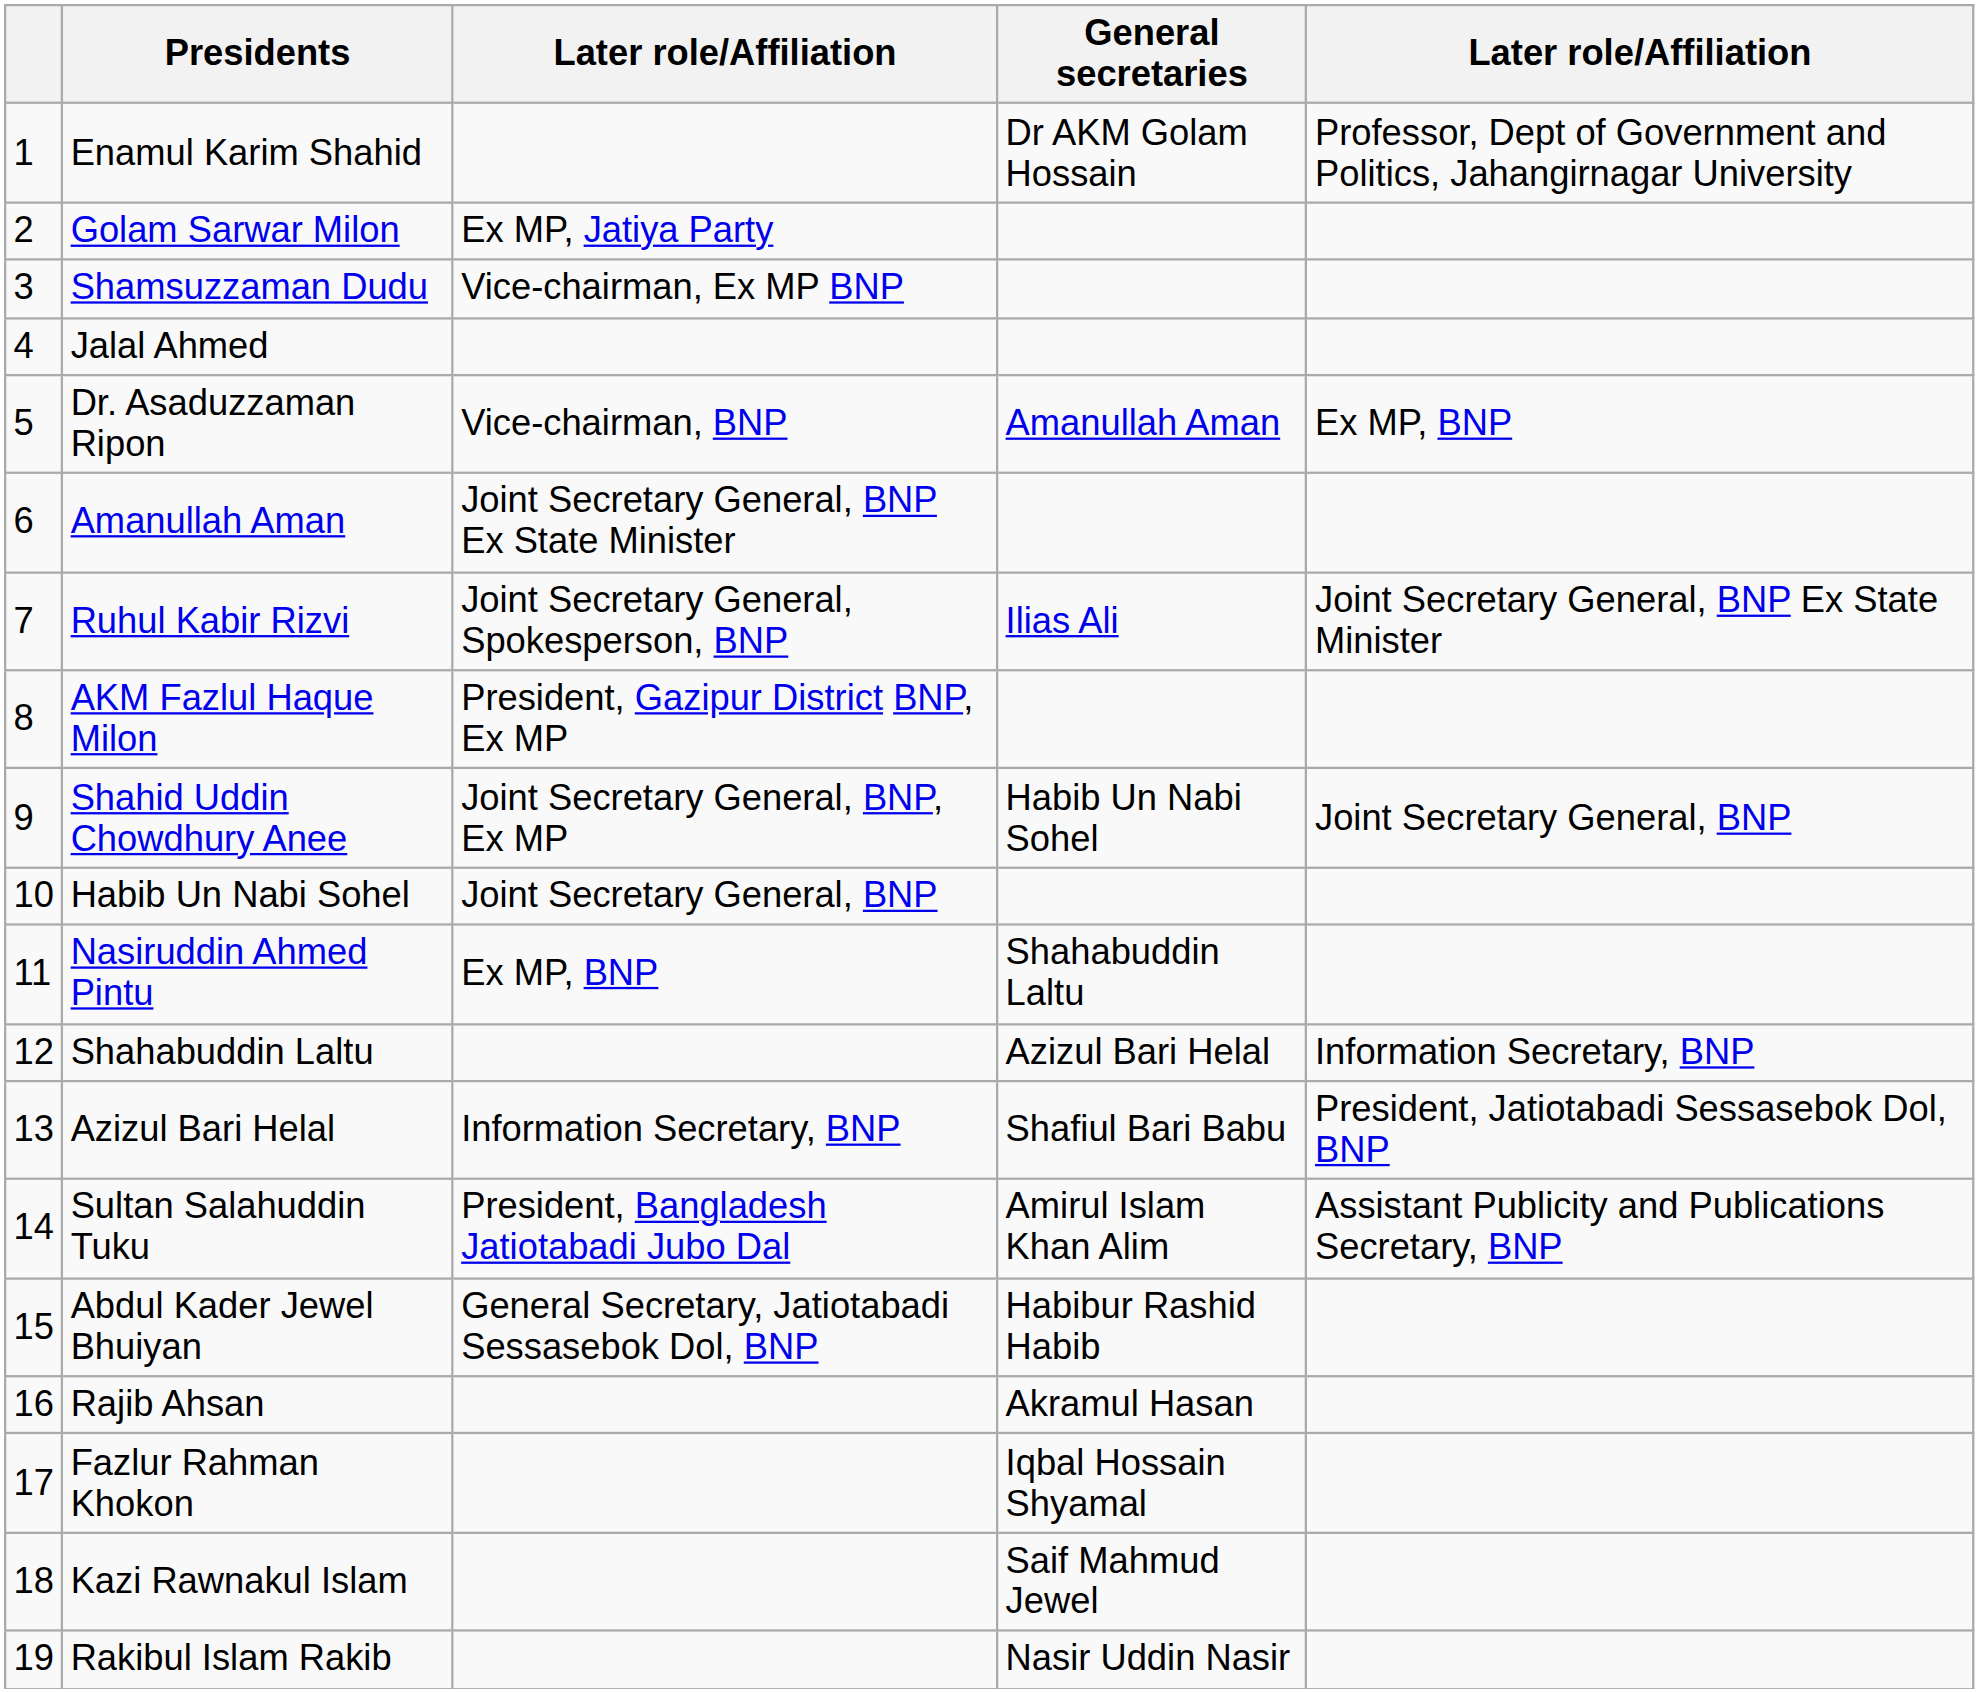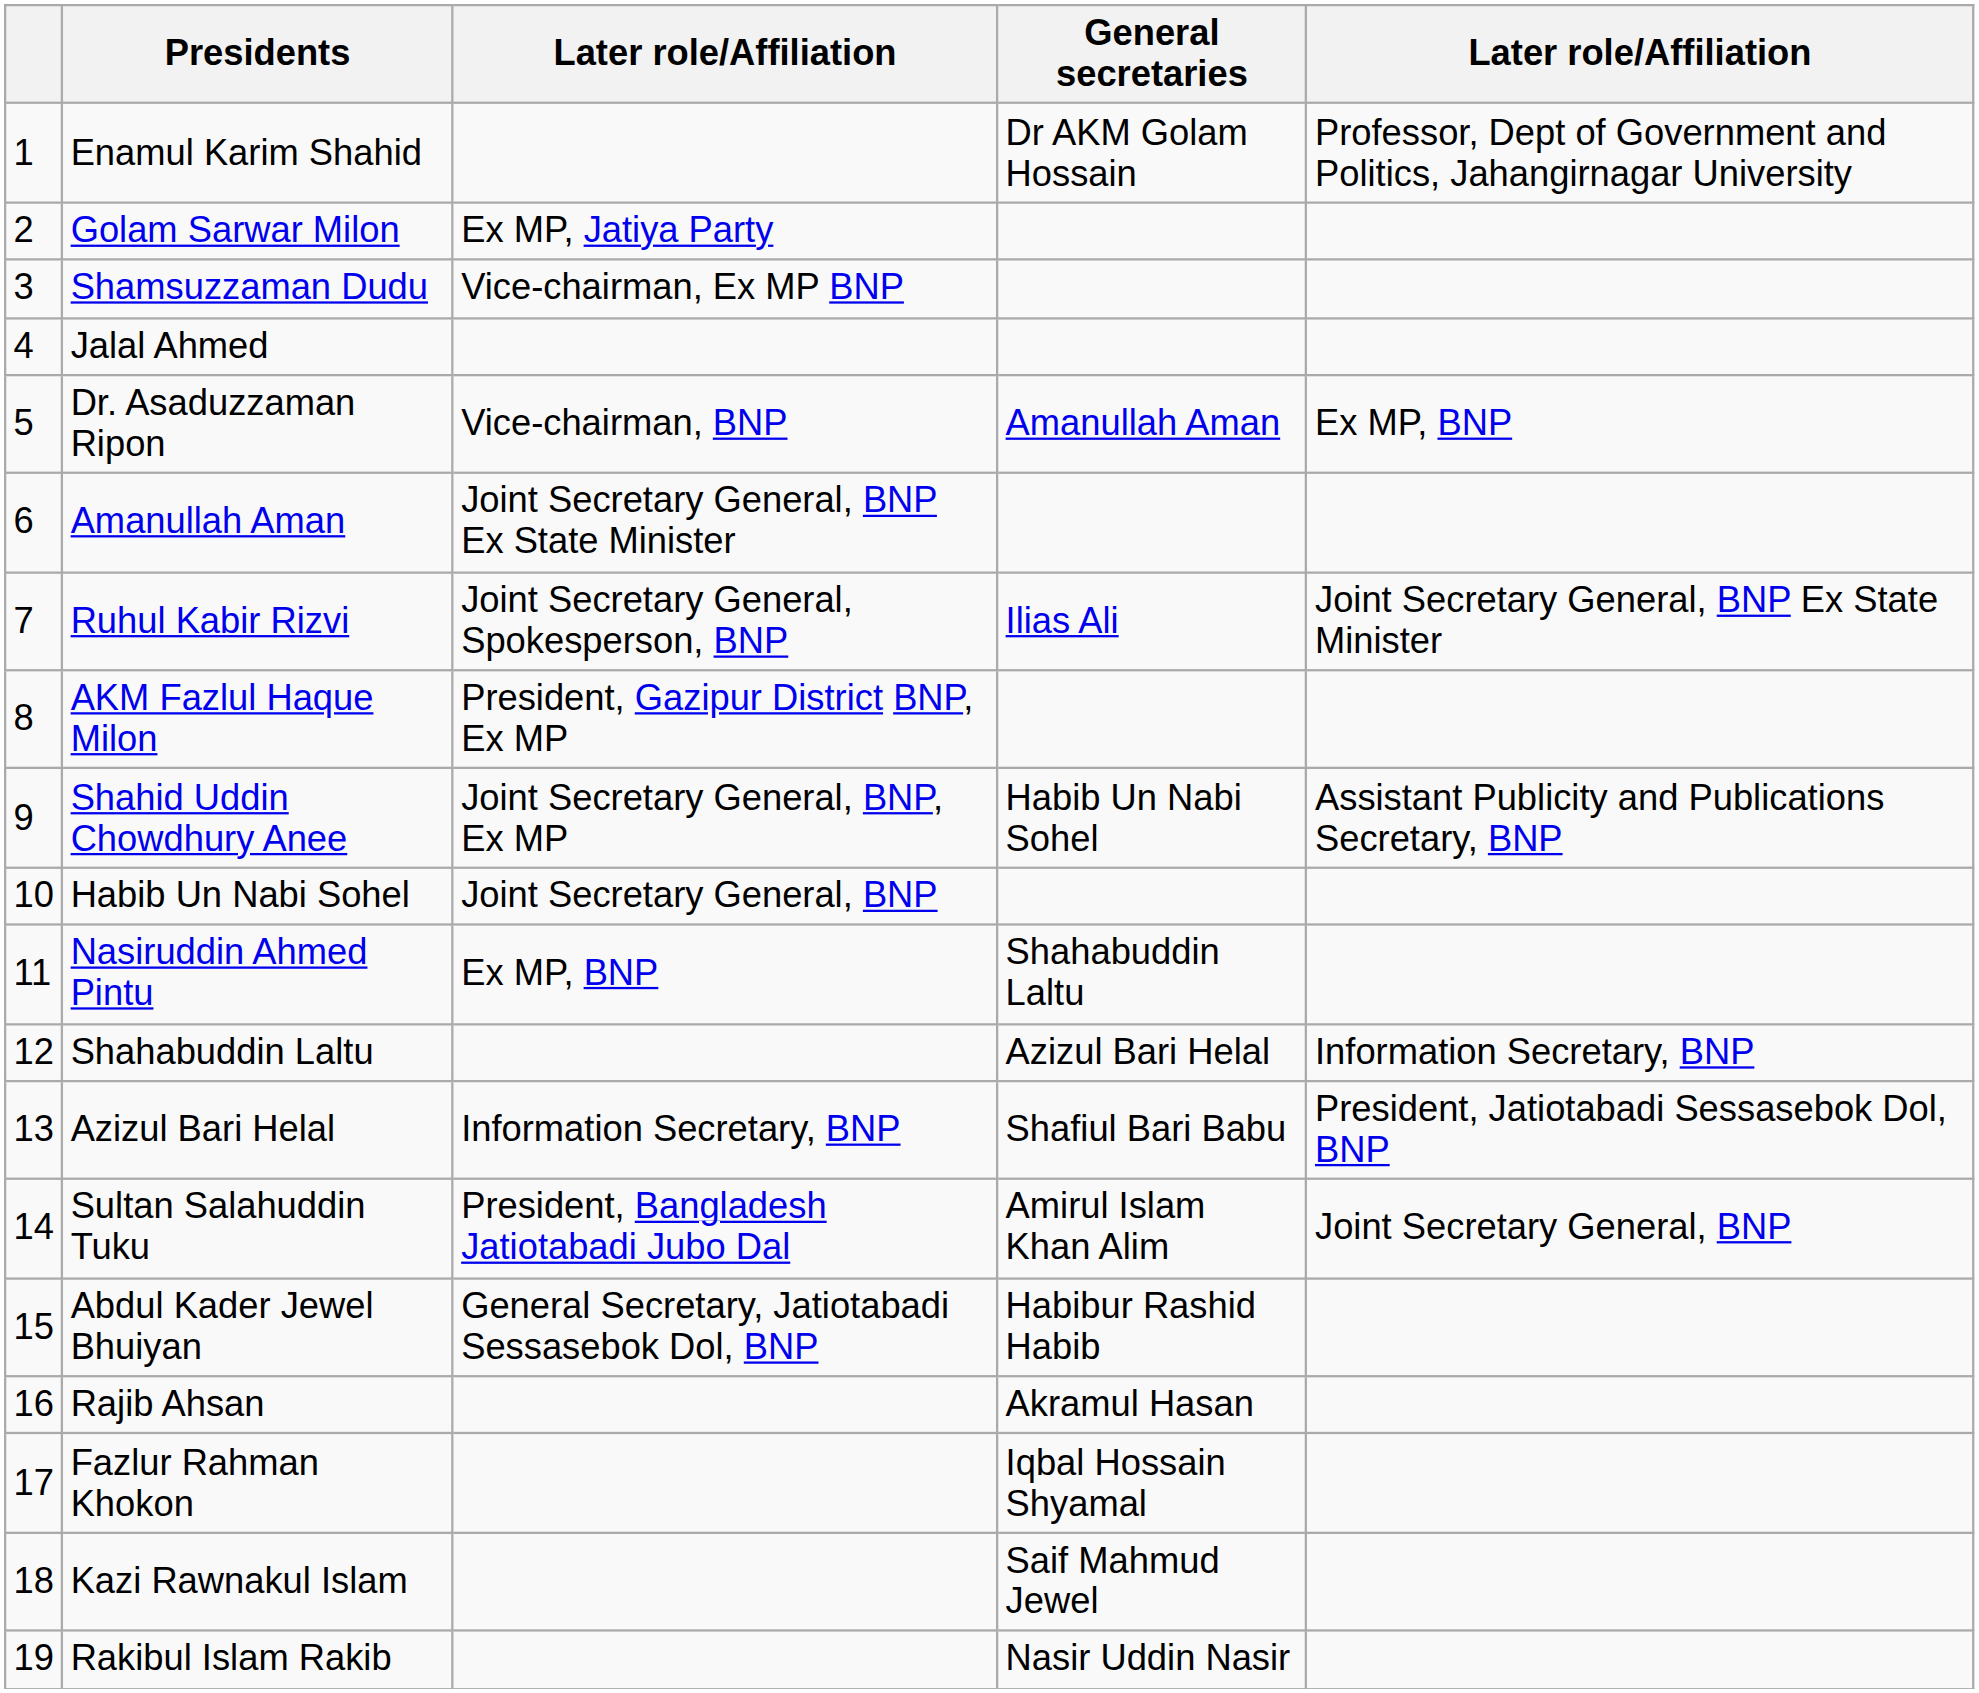(1553, 817) Joint Secretary General, BNP -> (1600, 817) Assistant Publicity and Publications Secretary, BNP
(1600, 1227) Assistant Publicity and Publications Secretary, BNP -> (1553, 1227) Joint Secretary General, BNP
